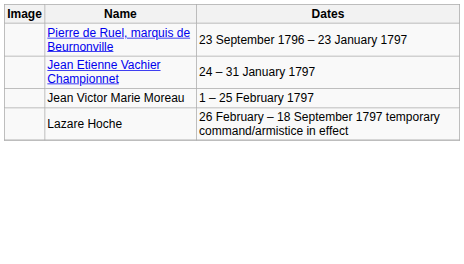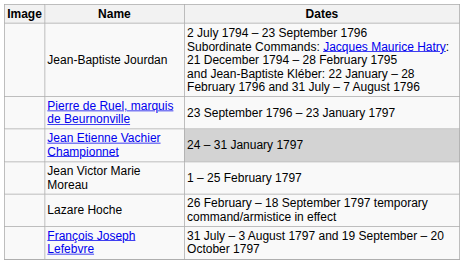+ row: (107, 60)
(257, 72) no background -> (245, 145) lightgrey background
+ row: (91, 242)
